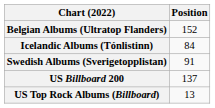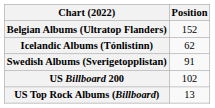(190, 45) 84 -> (190, 45) 62
(190, 78) 137 -> (190, 78) 102
